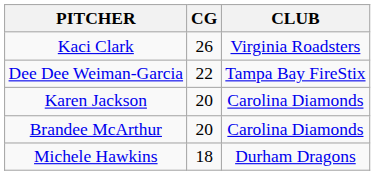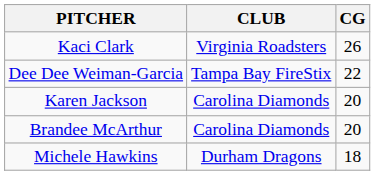columns swapped: (295, 18) <-> (204, 18)
